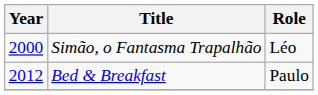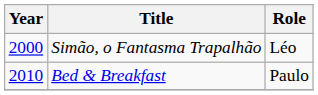(26, 76) 2012 -> (26, 76) 2010
